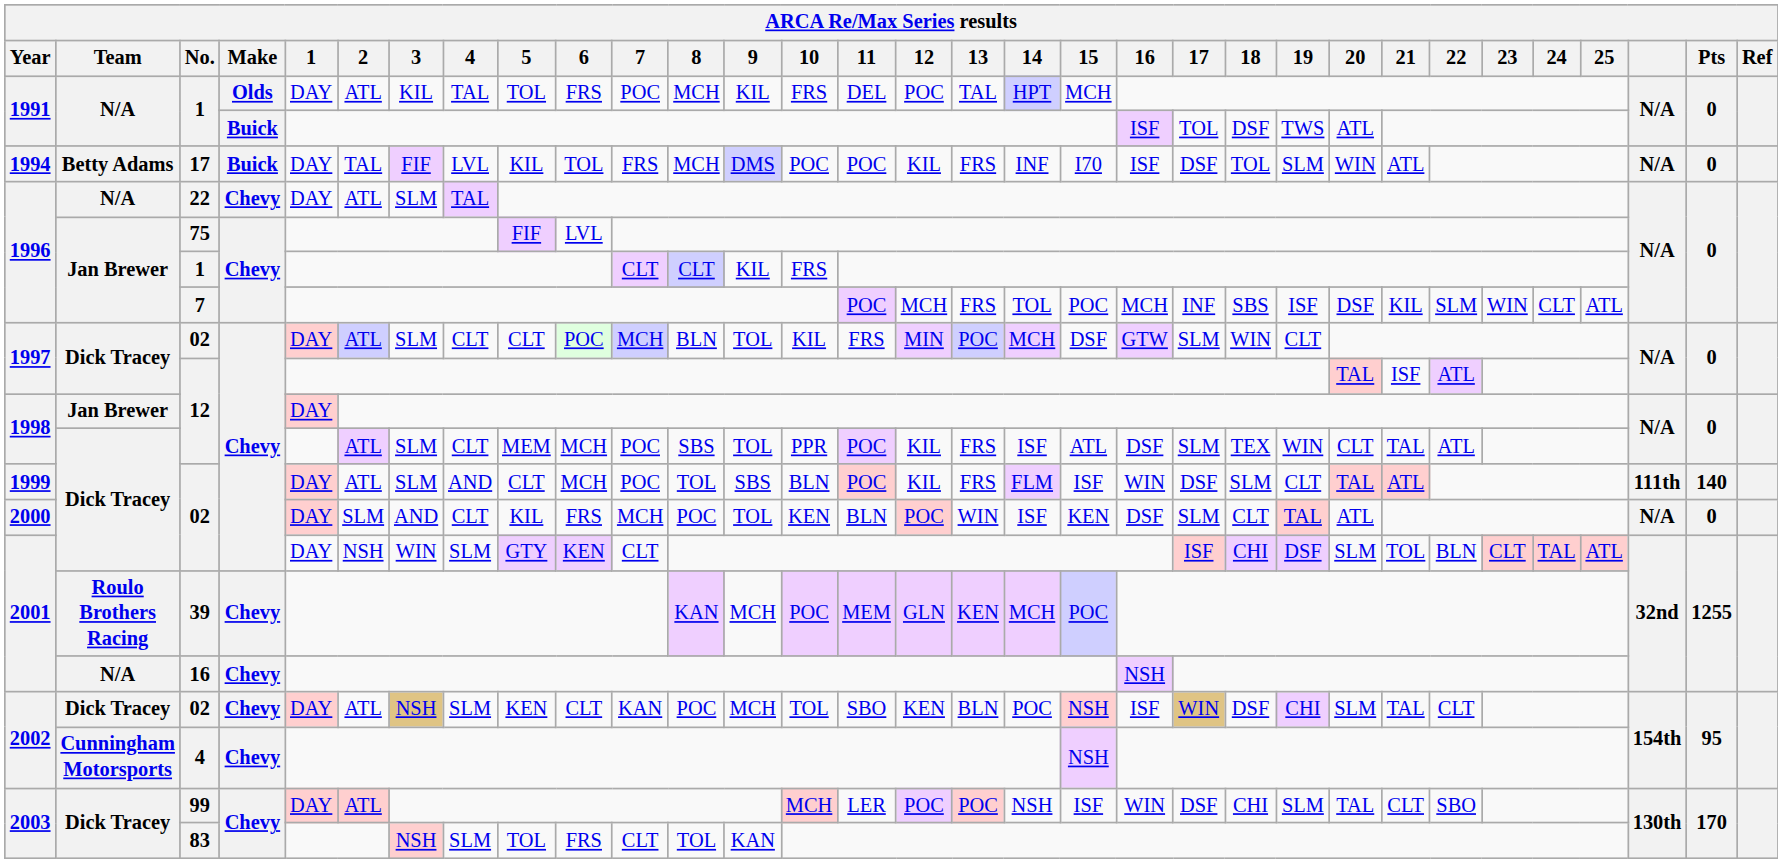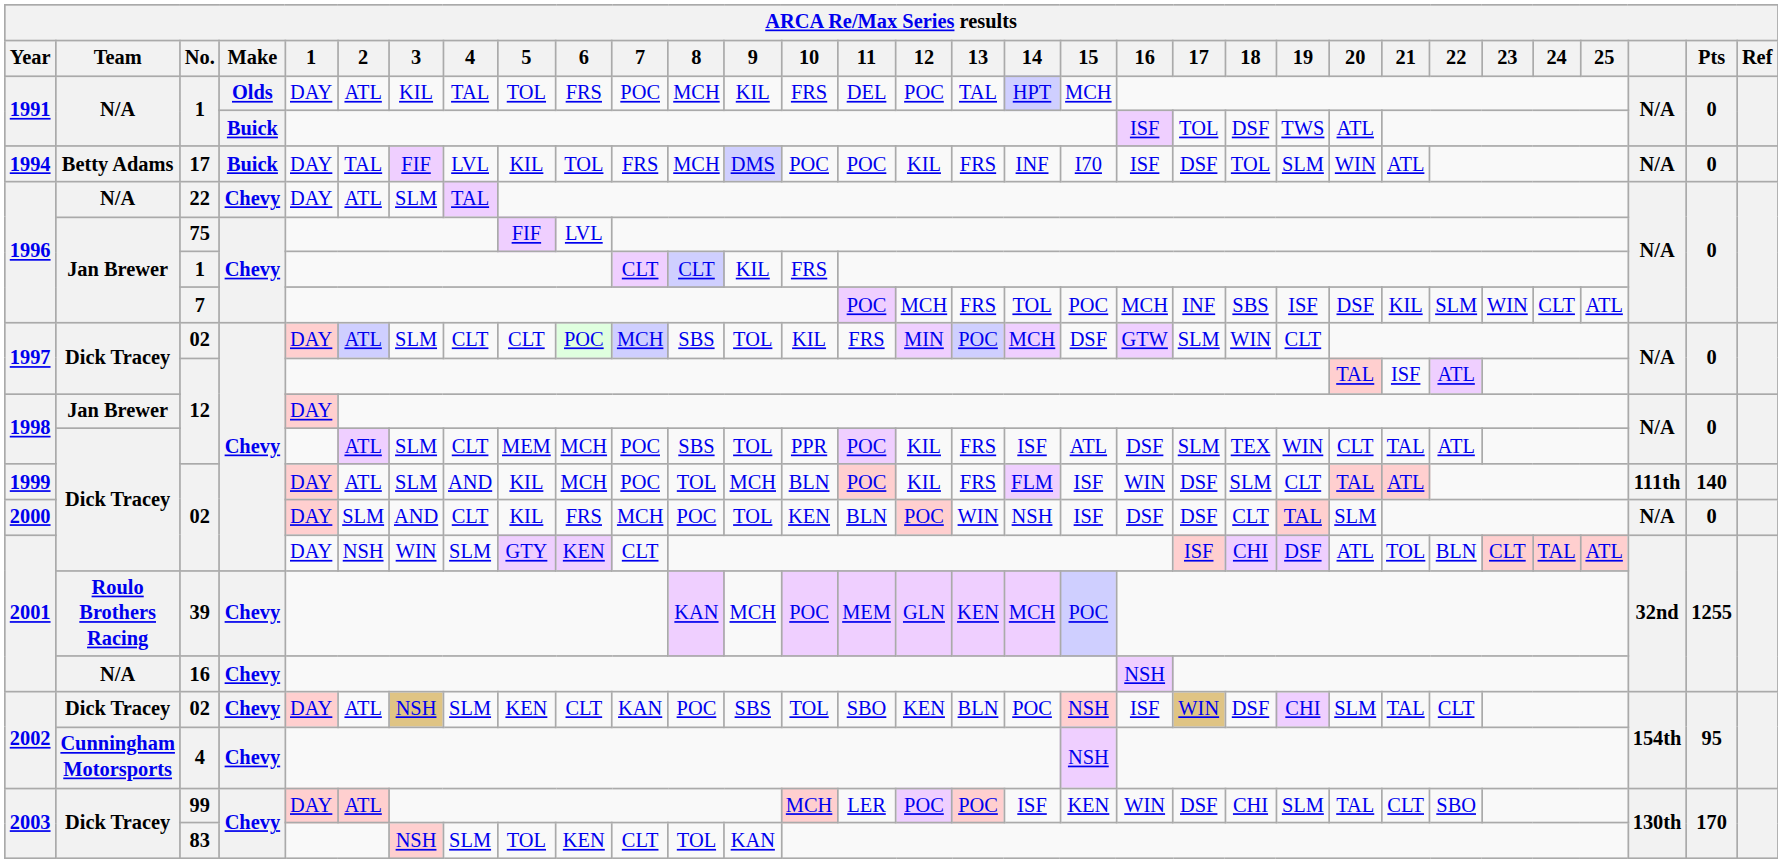(696, 340) BLN -> (696, 340) SBS
(526, 481) CLT -> (526, 481) KIL
(753, 481) SBS -> (753, 481) MCH
(1032, 516) ISF -> (1032, 516) NSH
(1088, 516) KEN -> (1088, 516) ISF
(1199, 516) SLM -> (1199, 516) DSF
(1355, 516) ATL -> (1355, 516) SLM
(1355, 552) SLM -> (1355, 552) ATL
(753, 709) MCH -> (753, 709) SBS
(1032, 805) NSH -> (1032, 805) ISF
(1088, 805) ISF -> (1088, 805) KEN
(584, 840) FRS -> (584, 840) KEN
